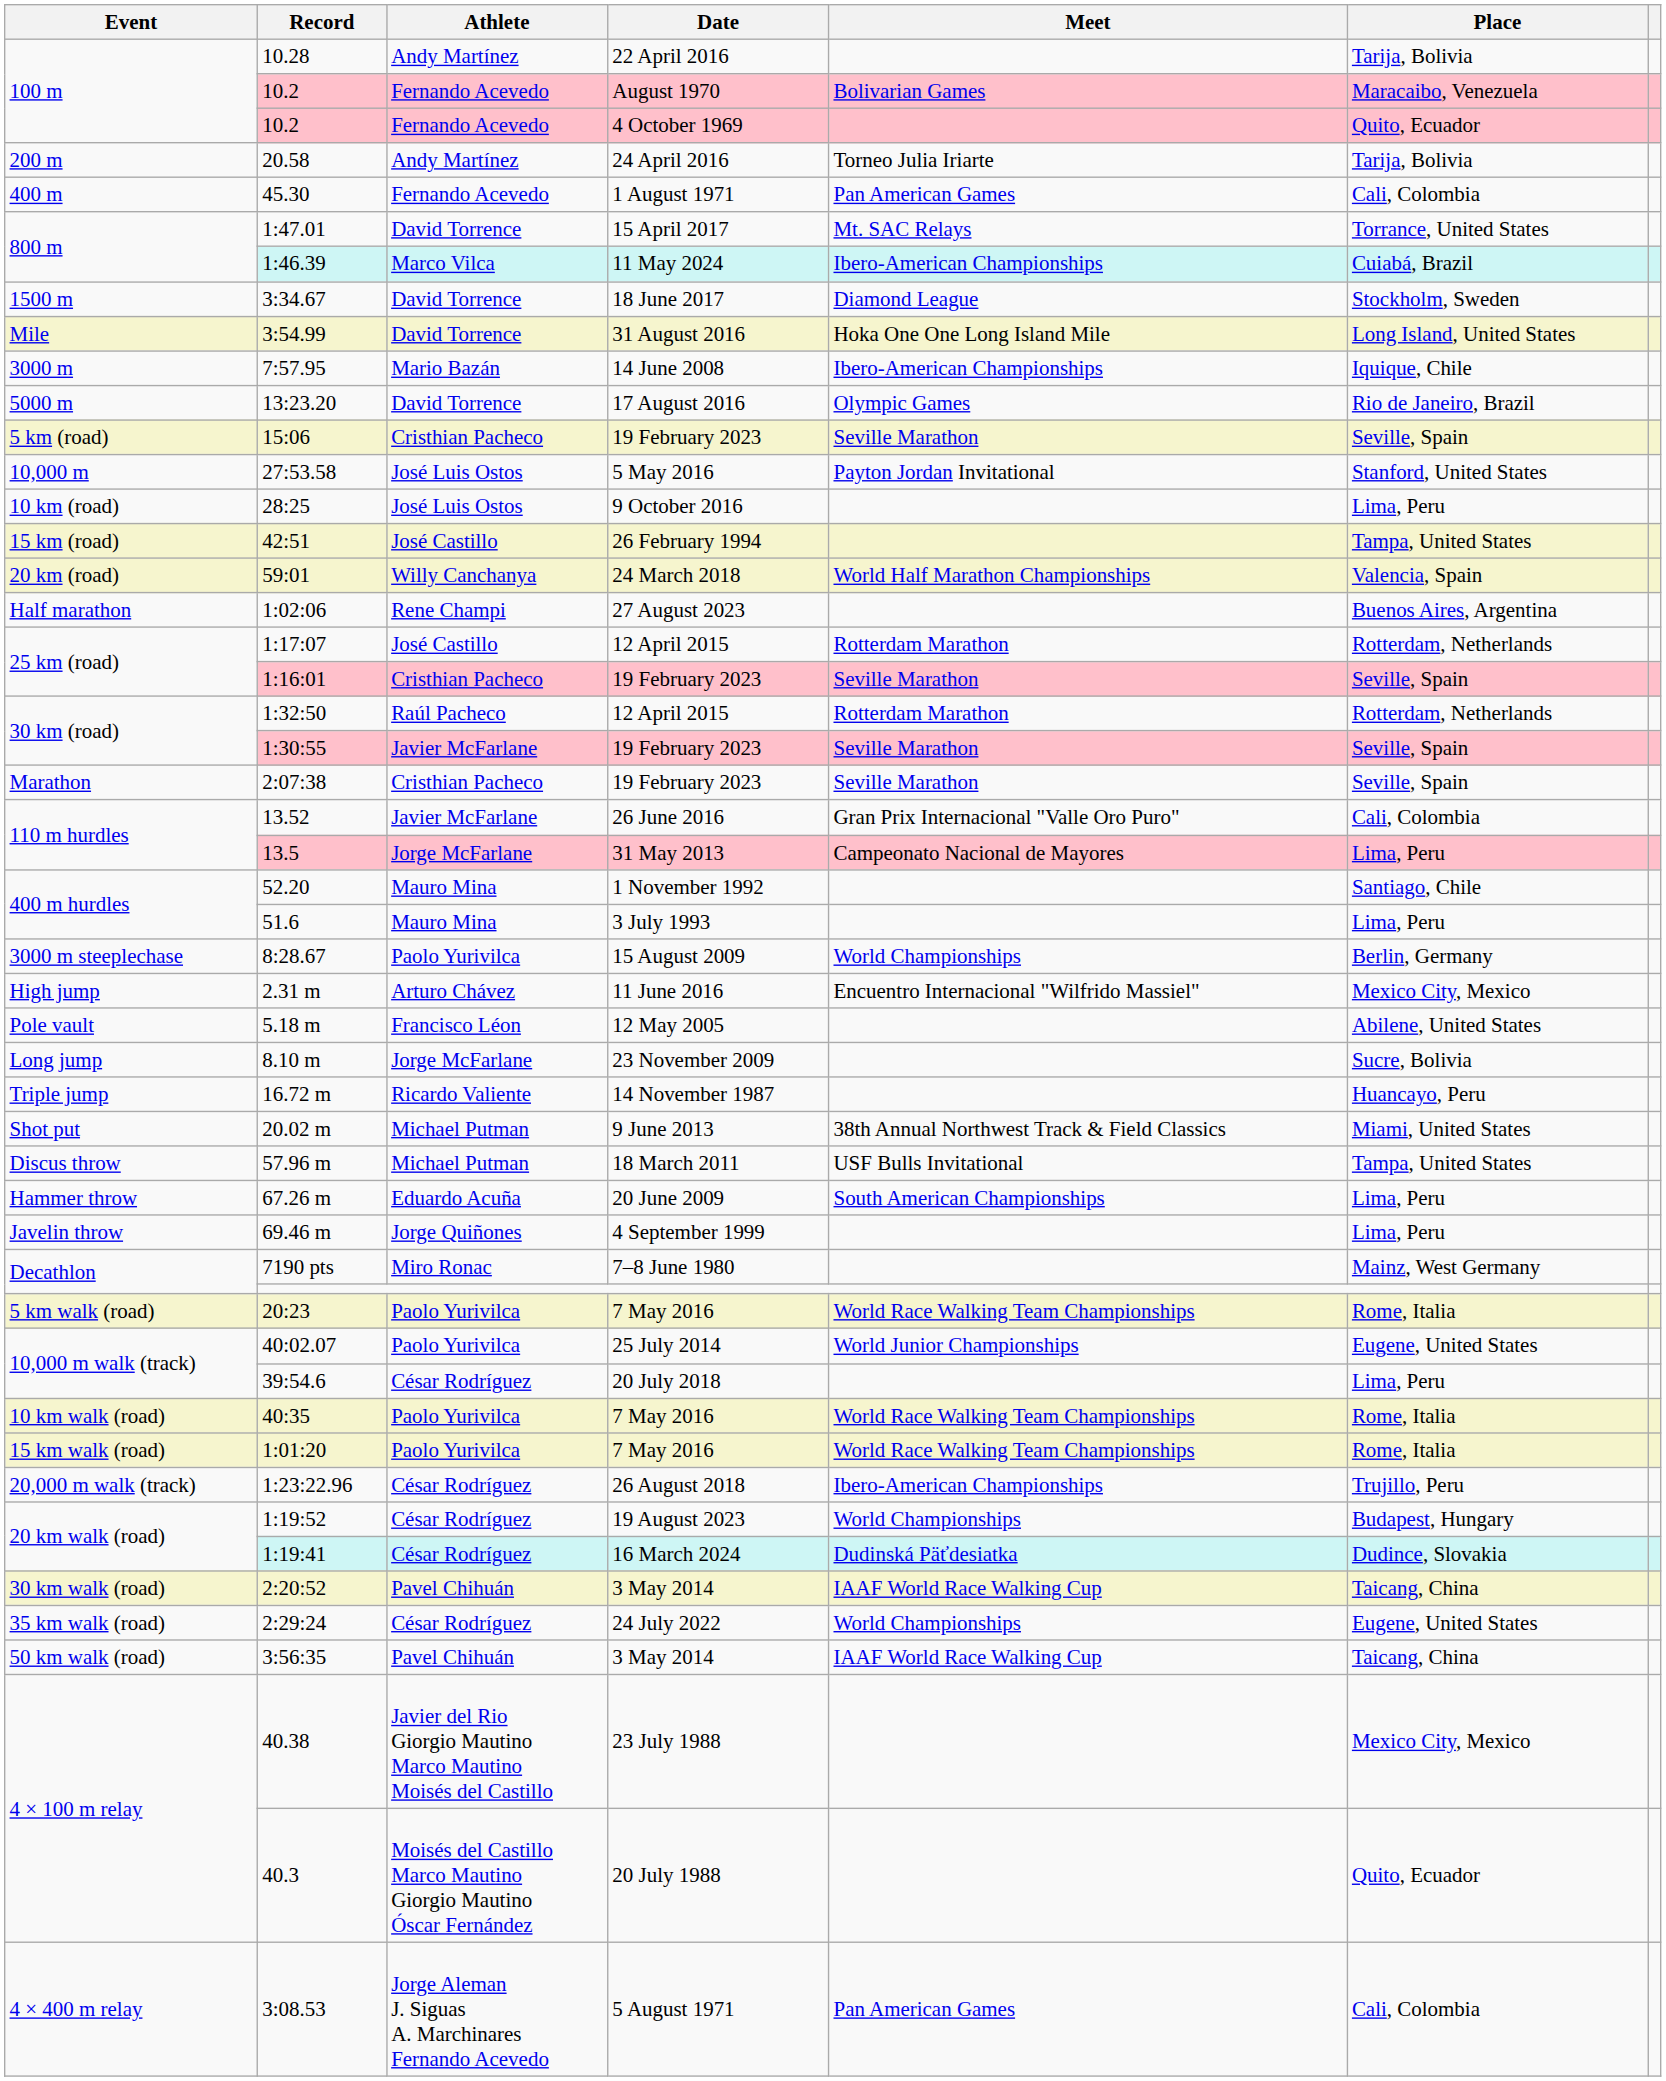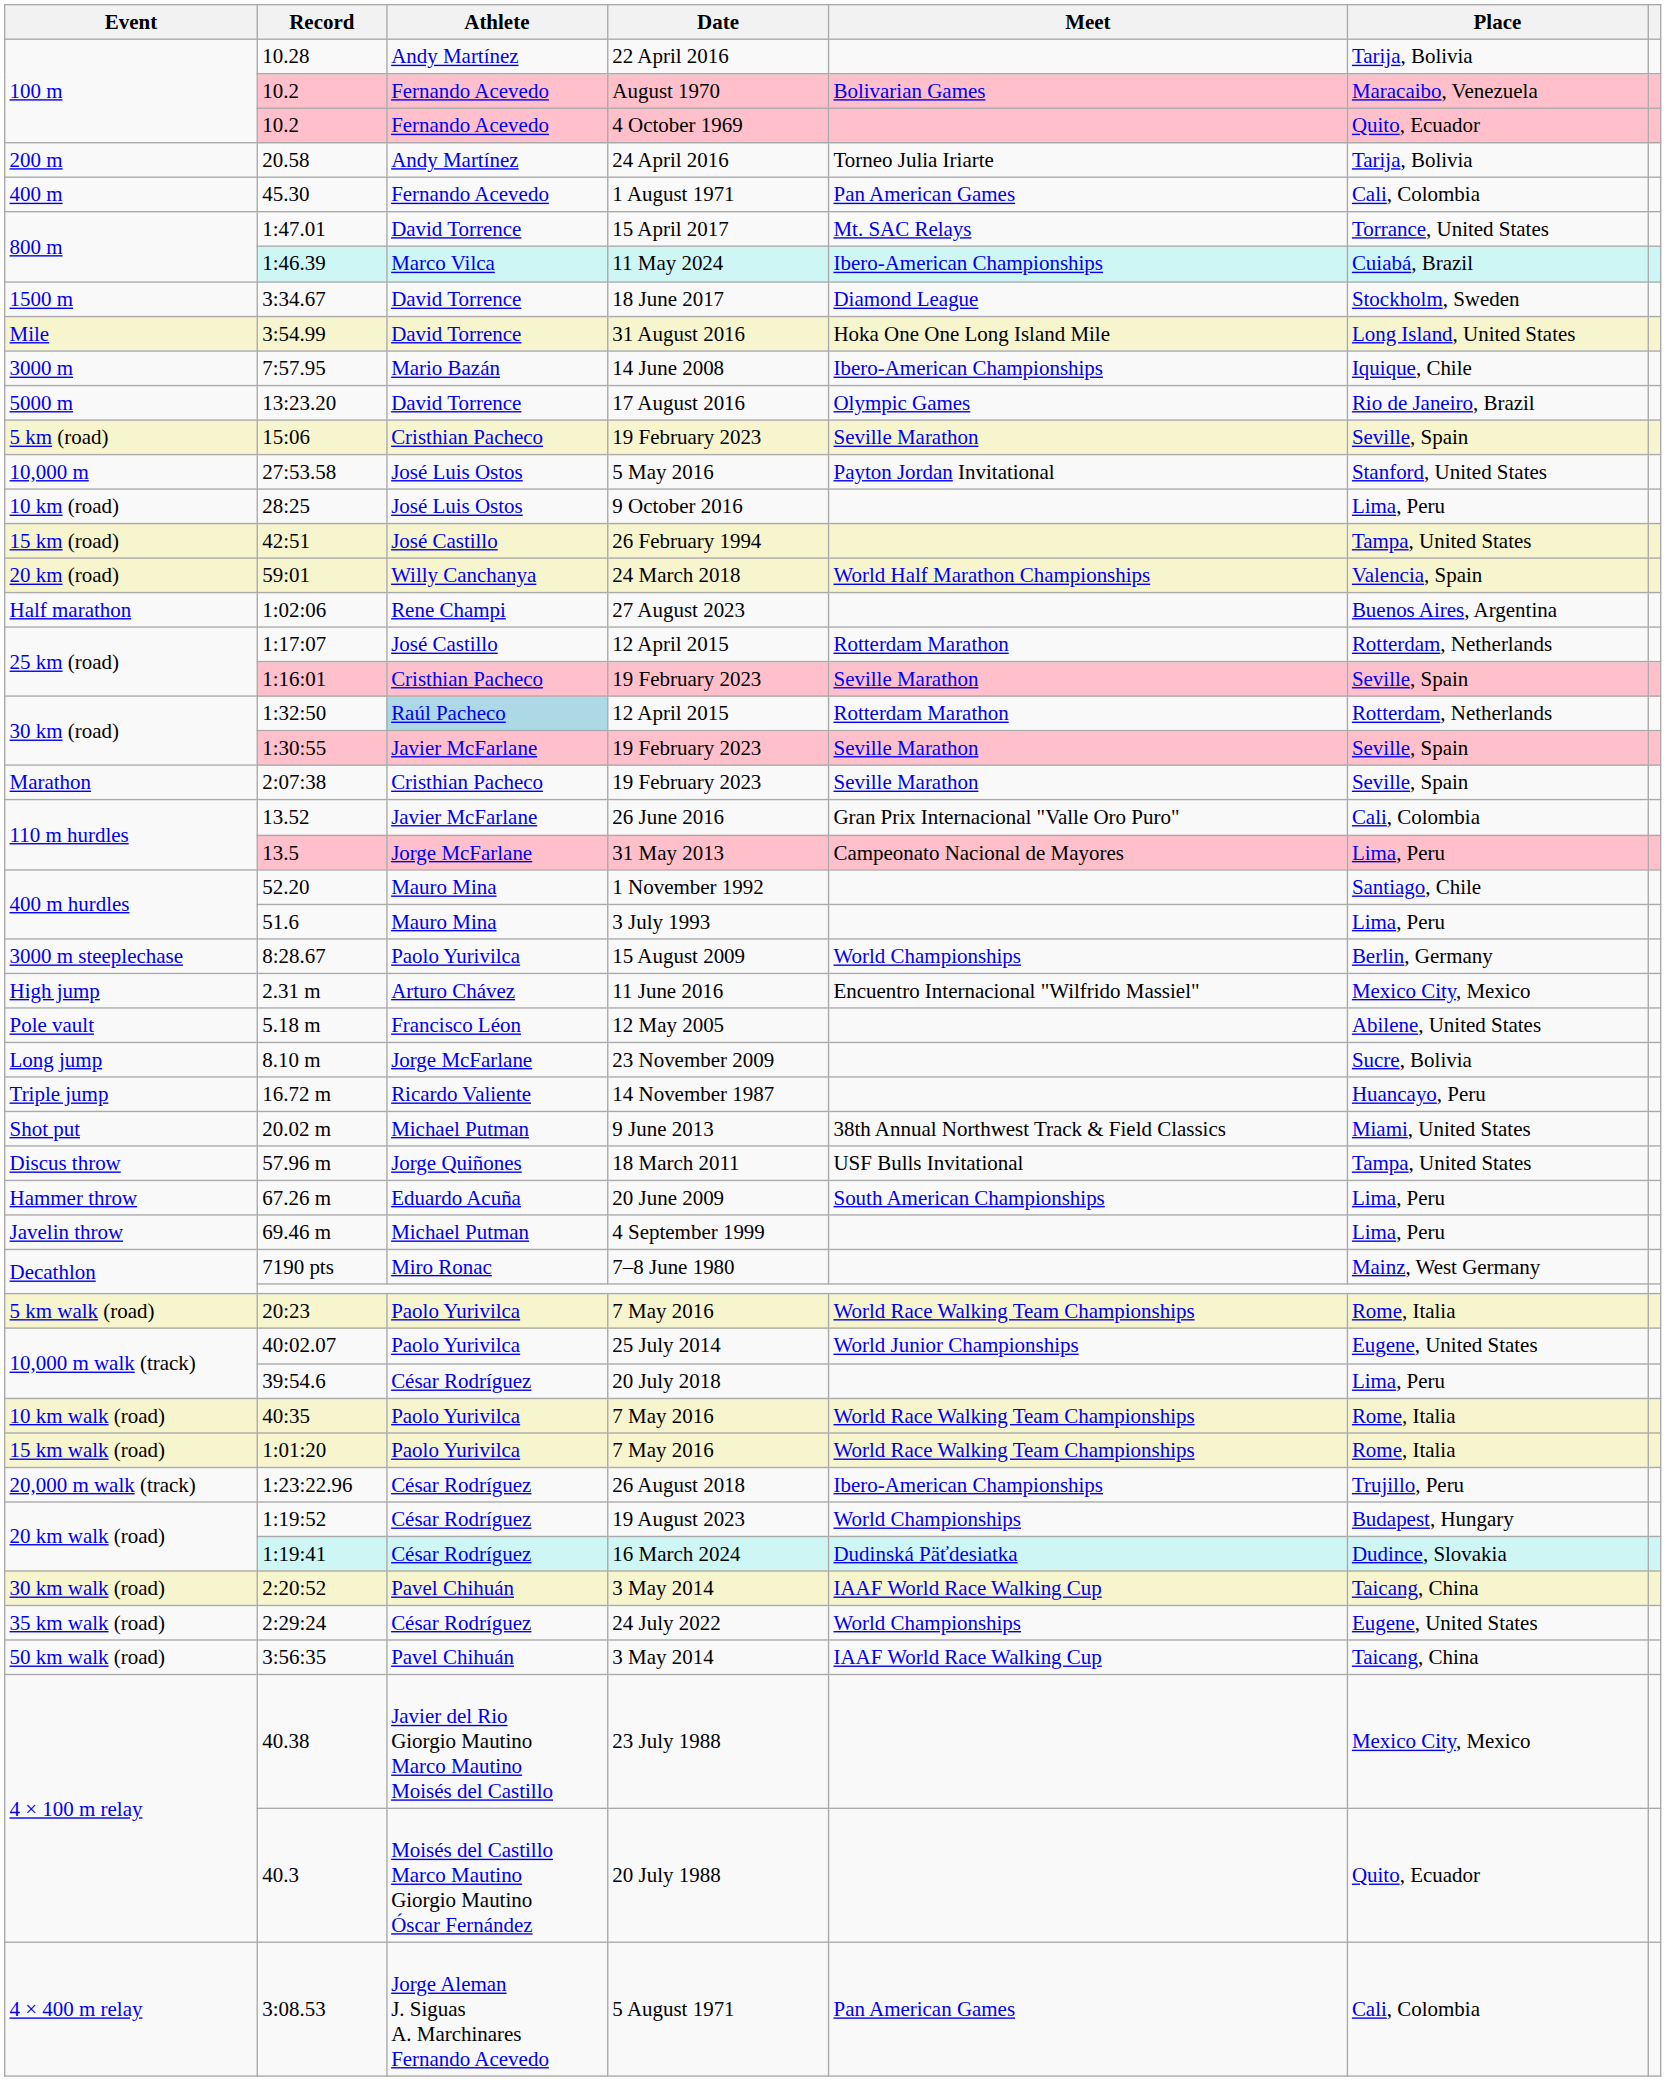(448, 713) no background -> (448, 713) lightblue background
(460, 1163) Michael Putman -> (456, 1163) Jorge Quiñones
(456, 1232) Jorge Quiñones -> (460, 1232) Michael Putman
